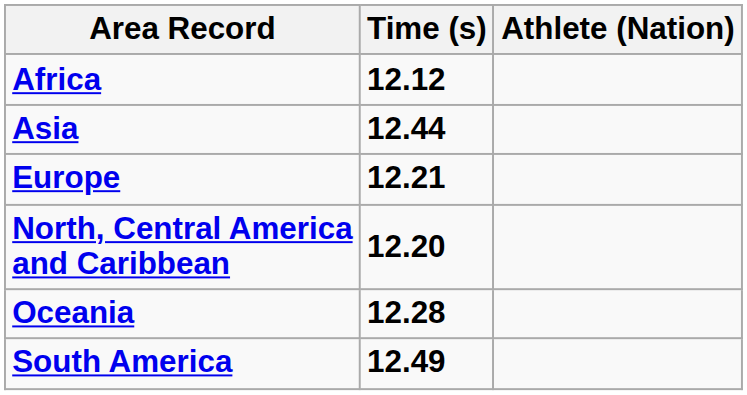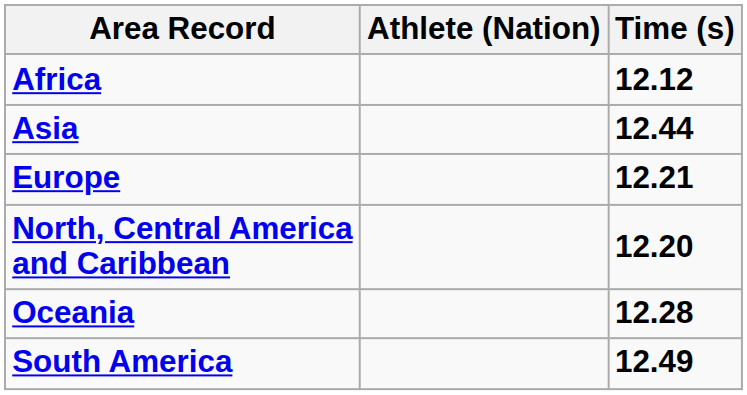columns swapped: (618, 29) <-> (427, 29)
